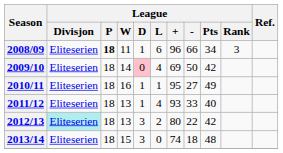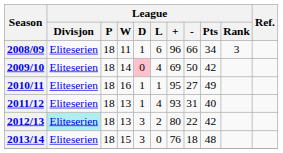(109, 49) bold -> (109, 49) normal
(192, 103) 33 -> (192, 103) 31
(175, 139) 74 -> (175, 139) 76
